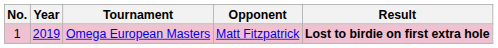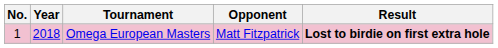(46, 34) 2019 -> (46, 34) 2018
